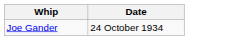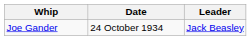+ column: (215, 12)
